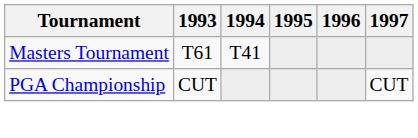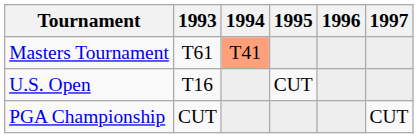(245, 52) no background -> (245, 52) lightsalmon background
+ row: (50, 84)
